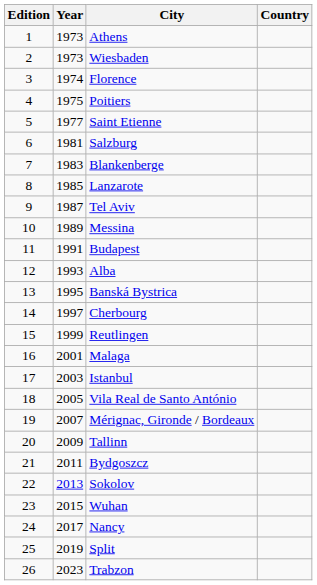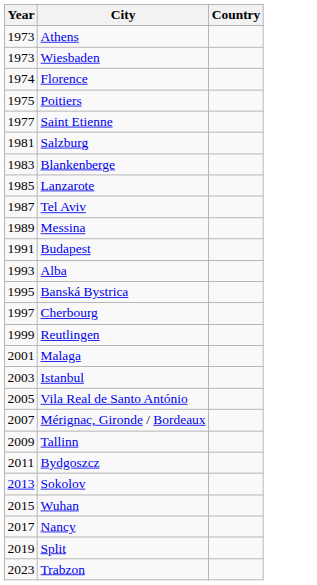- column: (29, 15)
